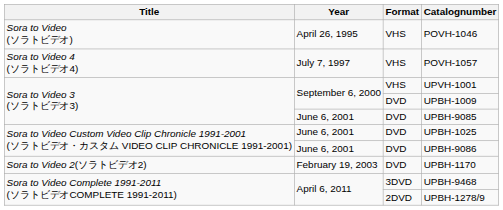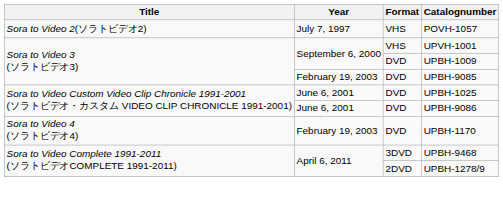- row: (450, 34)
(42, 62) Sora to Video 4 (ソラトビデオ4) -> (77, 28) Sora to Video 2(ソラトビデオ2)
(325, 117) June 6, 2001 -> (337, 77) February 19, 2003
(77, 164) Sora to Video 2(ソラトビデオ2) -> (42, 130) Sora to Video 4 (ソラトビデオ4)
